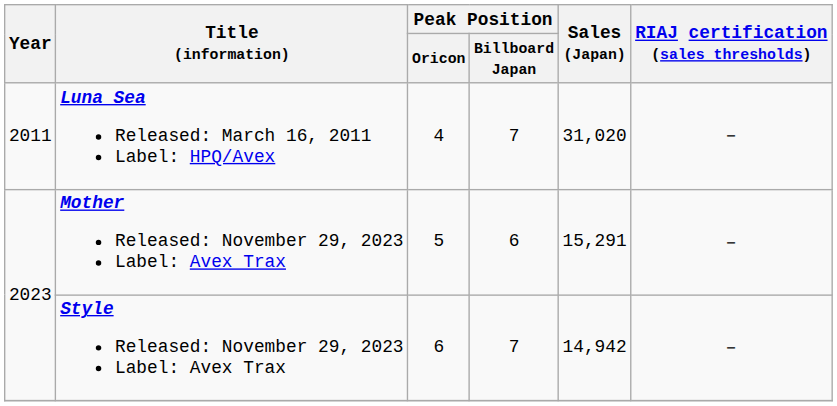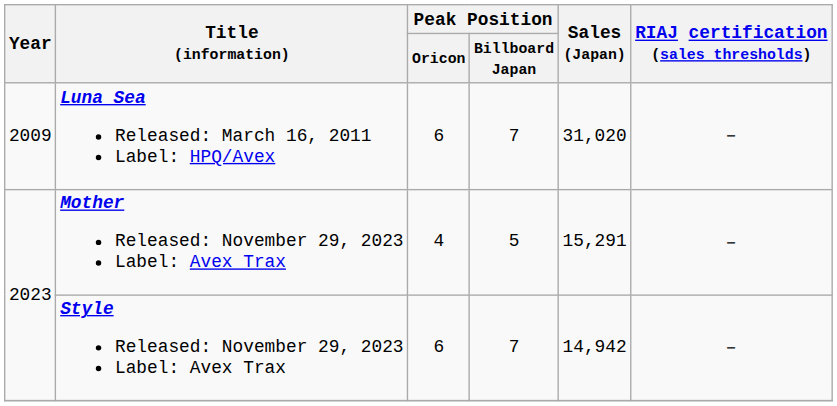(30, 136) 2011 -> (30, 136) 2009
(439, 136) 4 -> (439, 136) 6
(439, 242) 5 -> (439, 242) 4
(514, 242) 6 -> (514, 242) 5
